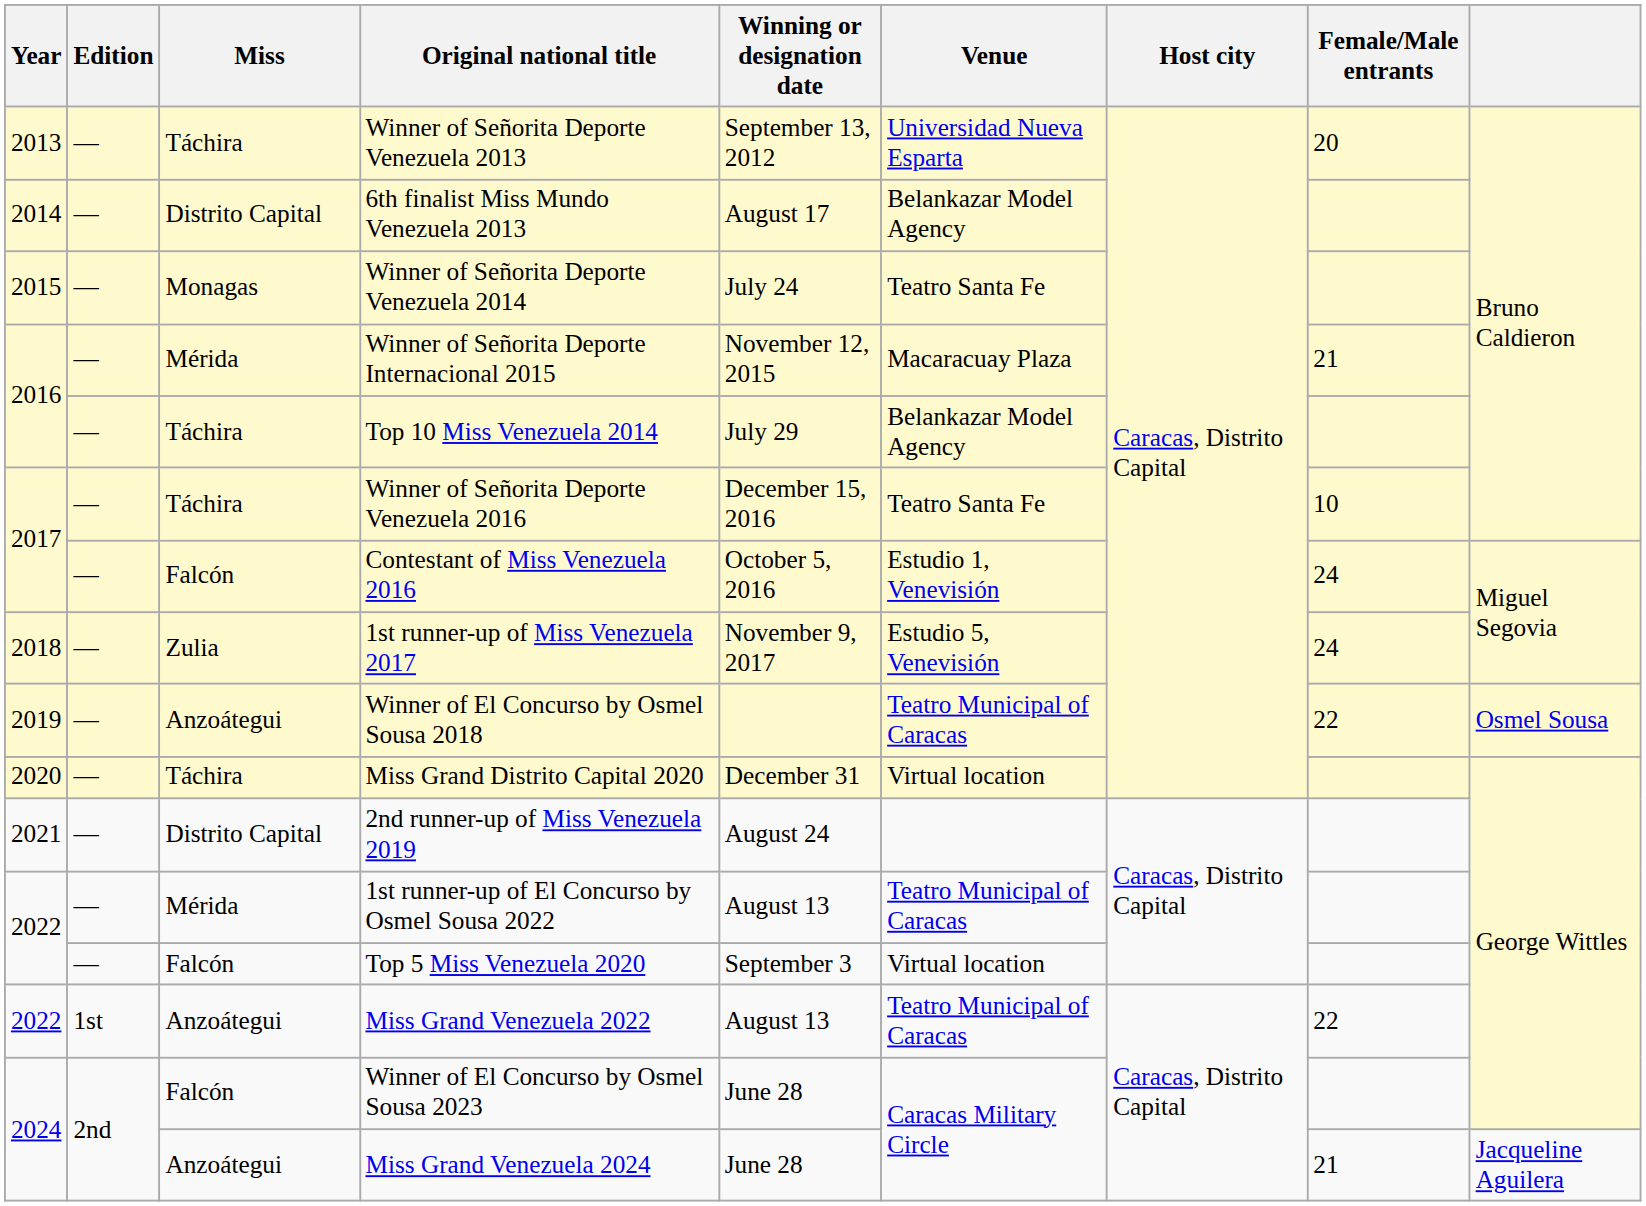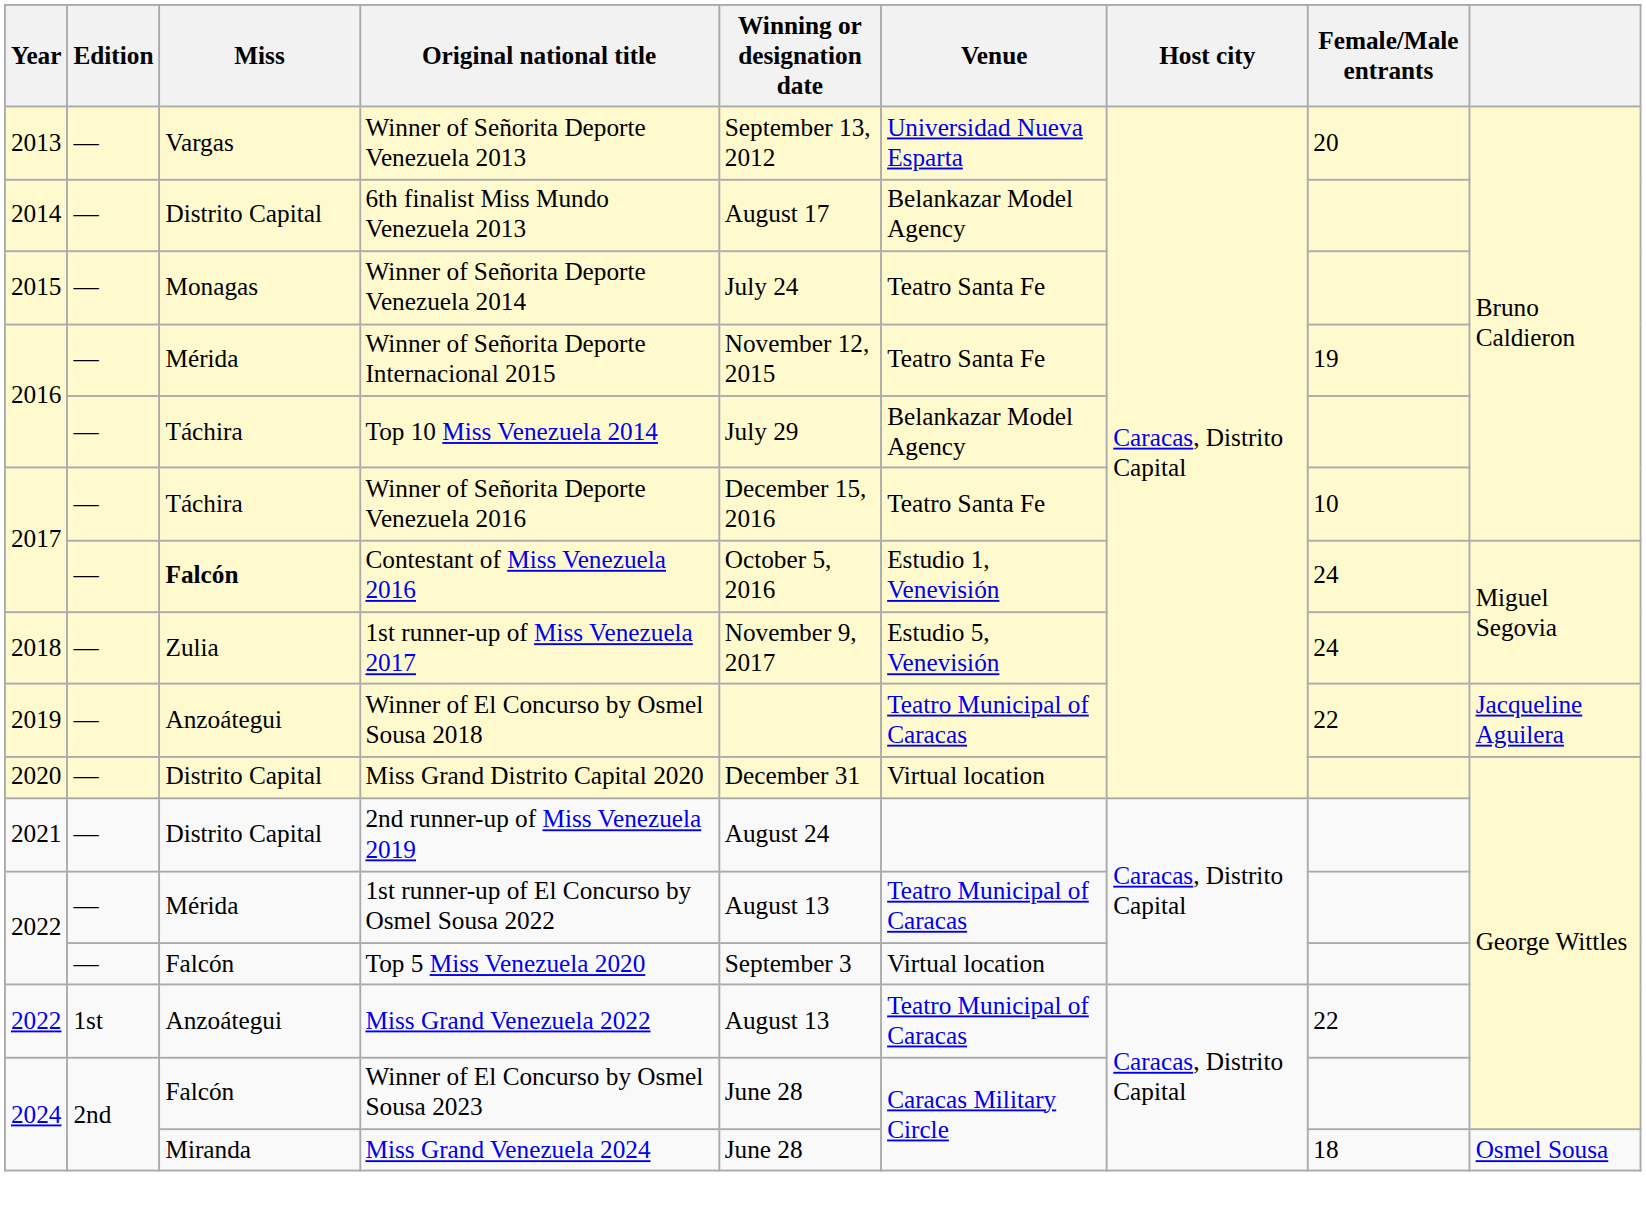(204, 143) Táchira -> (200, 143) Vargas
(979, 359) Macaracuay Plaza -> (966, 359) Teatro Santa Fe
(1326, 359) 21 -> (1326, 359) 19
(200, 576) normal -> (202, 576) bold
(1542, 720) Osmel Sousa -> (1529, 720) Jacqueline Aguilera
(204, 777) Táchira -> (244, 777) Distrito Capital
(224, 1165) Anzoátegui -> (208, 1150) Miranda
(1326, 1165) 21 -> (1326, 1150) 18
(1529, 1165) Jacqueline Aguilera -> (1542, 1150) Osmel Sousa
